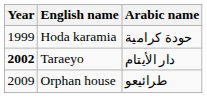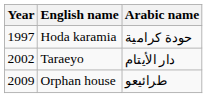(21, 36) 1999 -> (21, 36) 1997
(21, 59) bold -> (21, 59) normal
